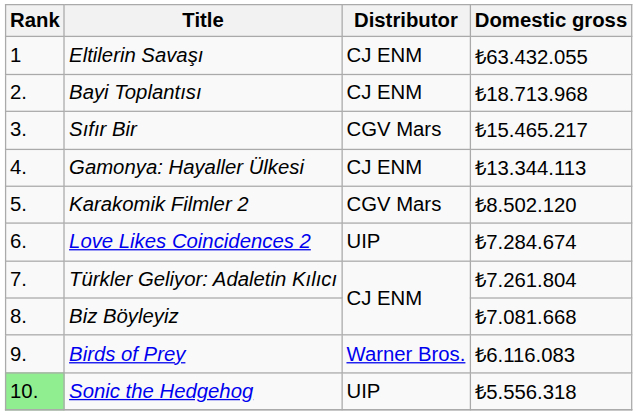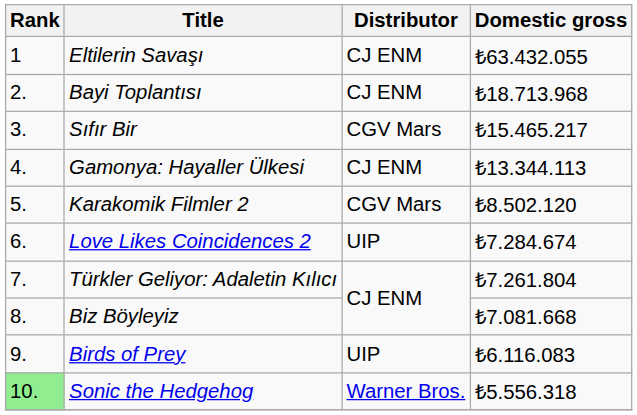(406, 353) Warner Bros. -> (363, 353) UIP
(363, 391) UIP -> (406, 391) Warner Bros.
